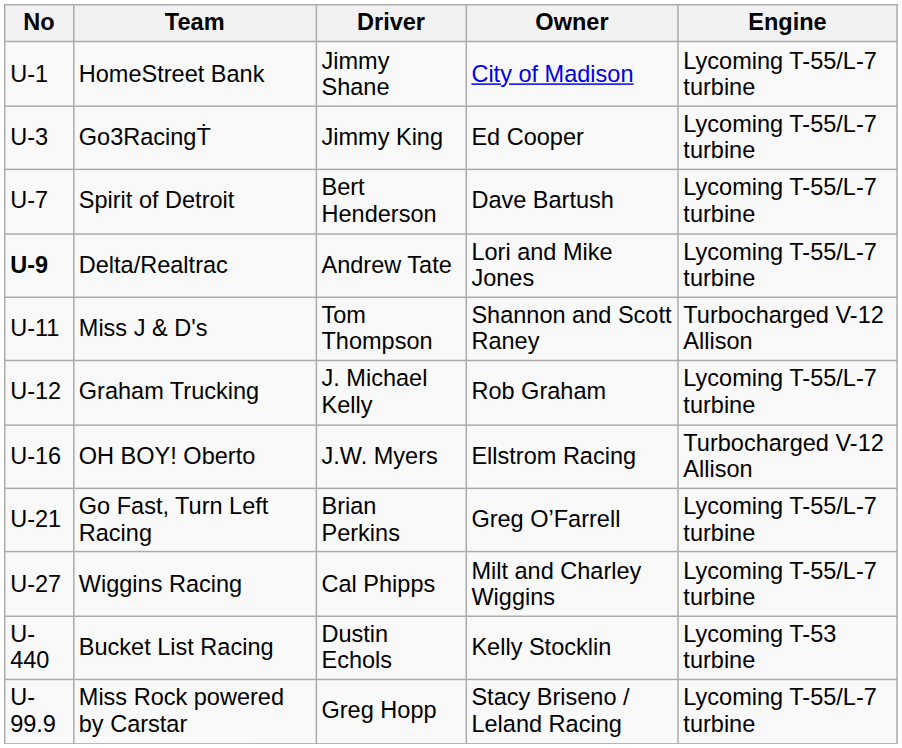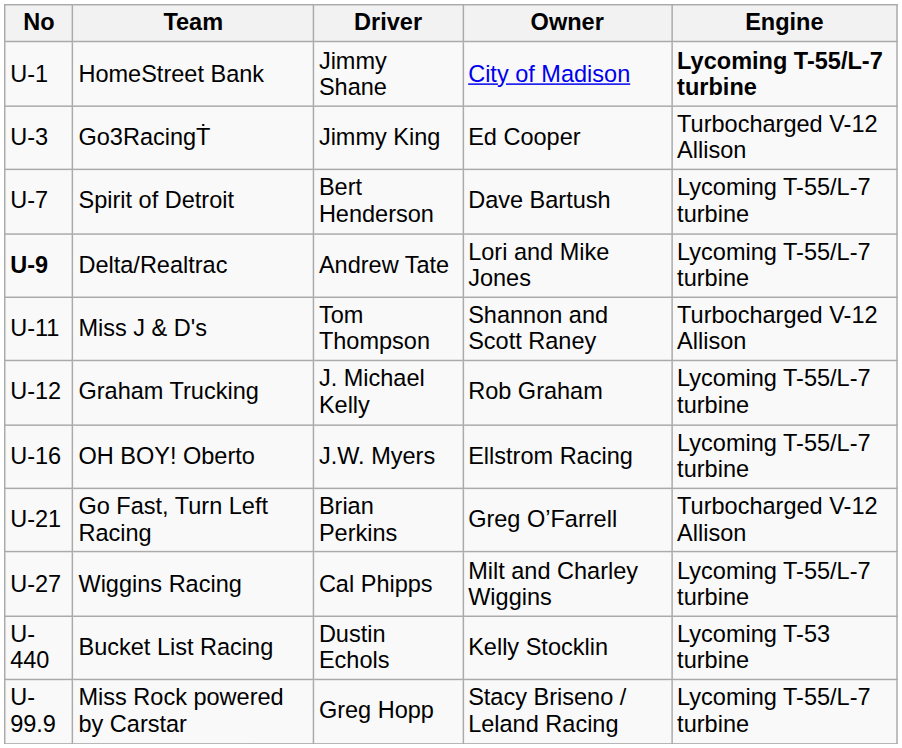(780, 73) normal -> (780, 73) bold
(780, 137) Lycoming T-55/L-7 turbine -> (777, 137) Turbocharged V-12 Allison
(784, 456) Turbocharged V-12 Allison -> (774, 456) Lycoming T-55/L-7 turbine
(780, 520) Lycoming T-55/L-7 turbine -> (777, 520) Turbocharged V-12 Allison
